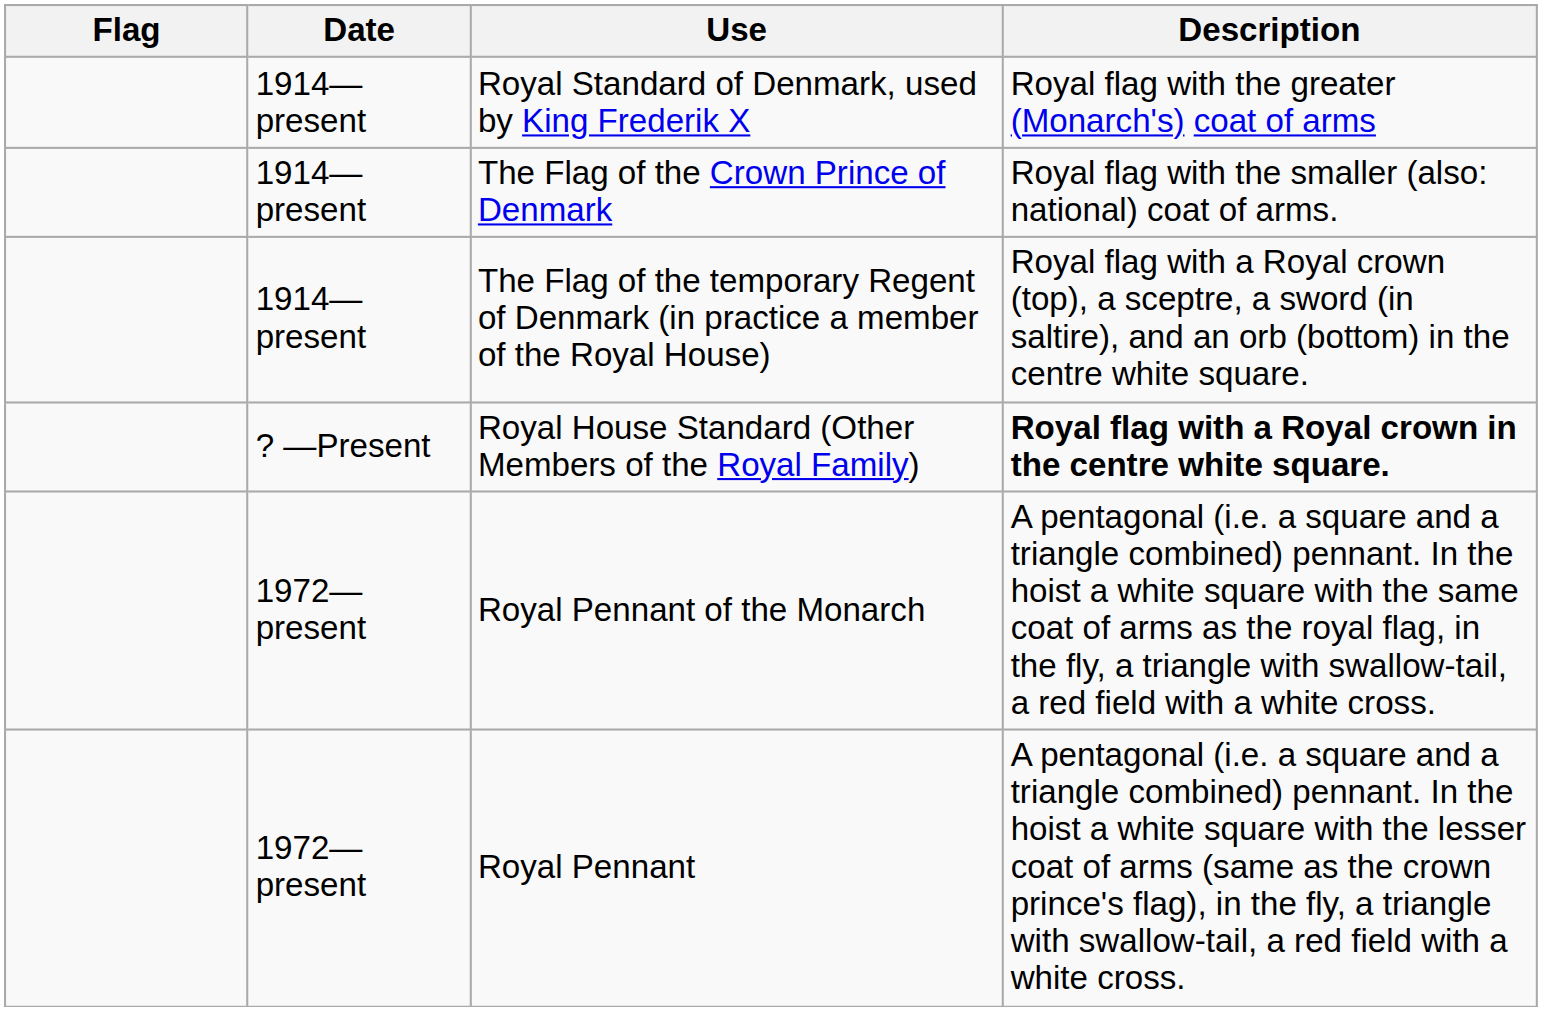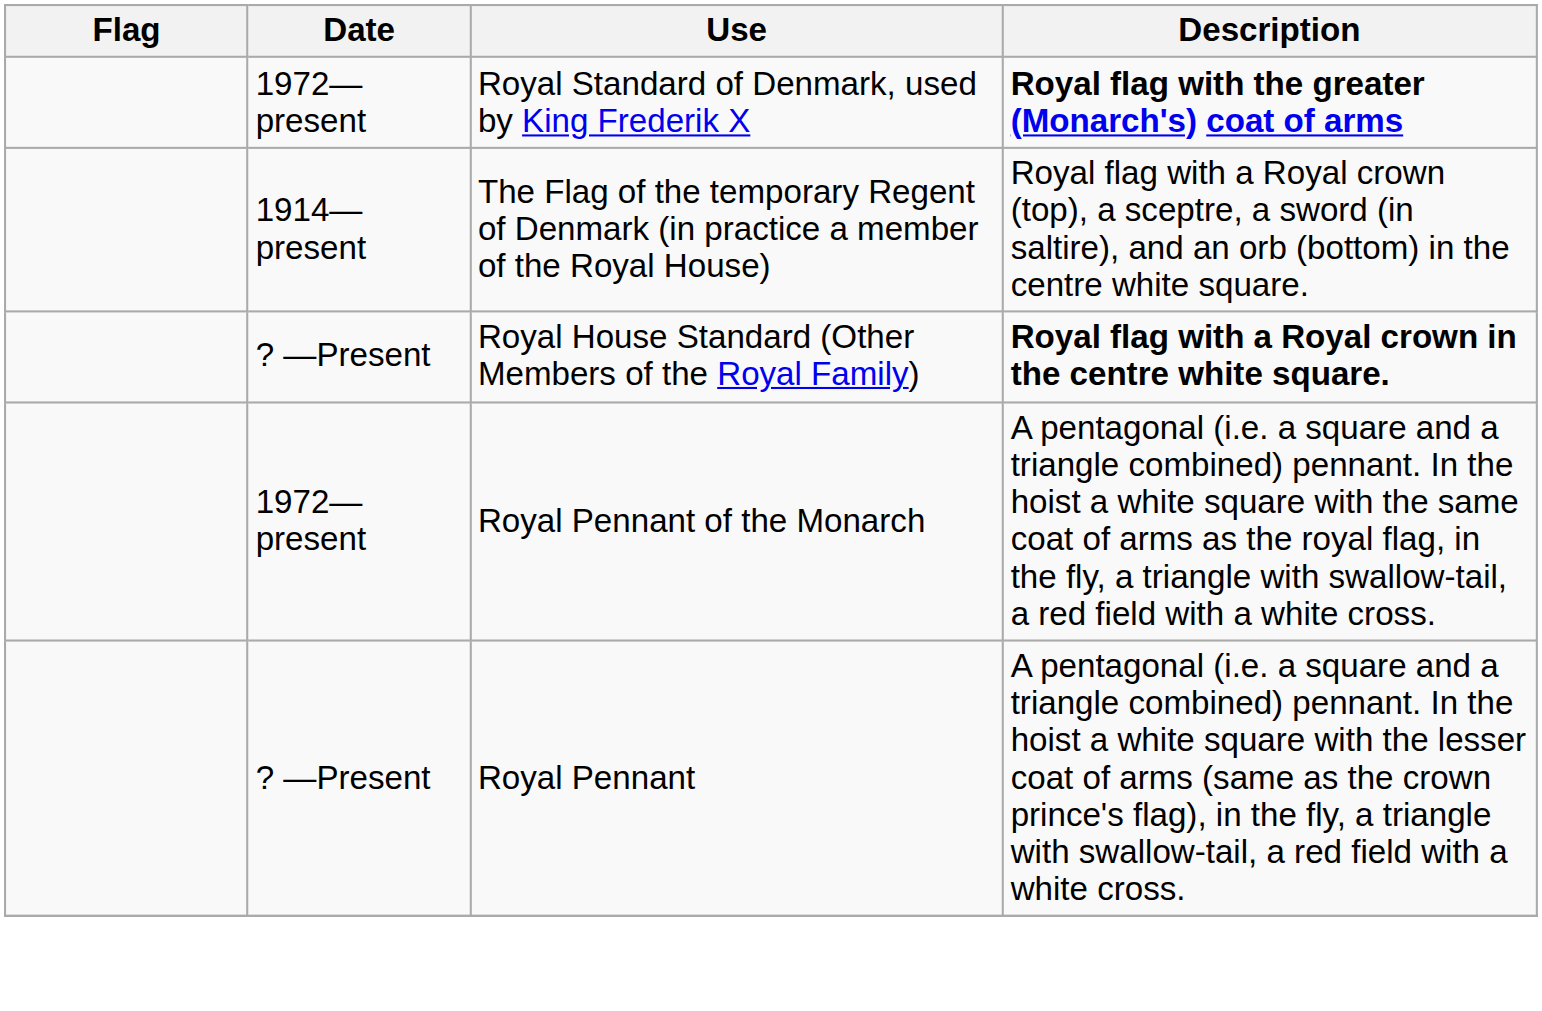(311, 101) 1914—present -> (311, 101) 1972—present
(1203, 101) normal -> (1218, 101) bold
- row: (712, 191)
(311, 867) 1972—present -> (343, 777) ? —Present
